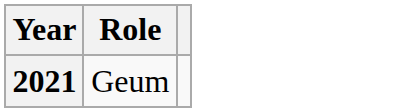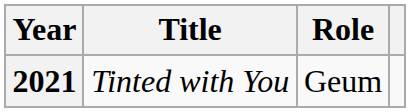+ column: (190, 29)
